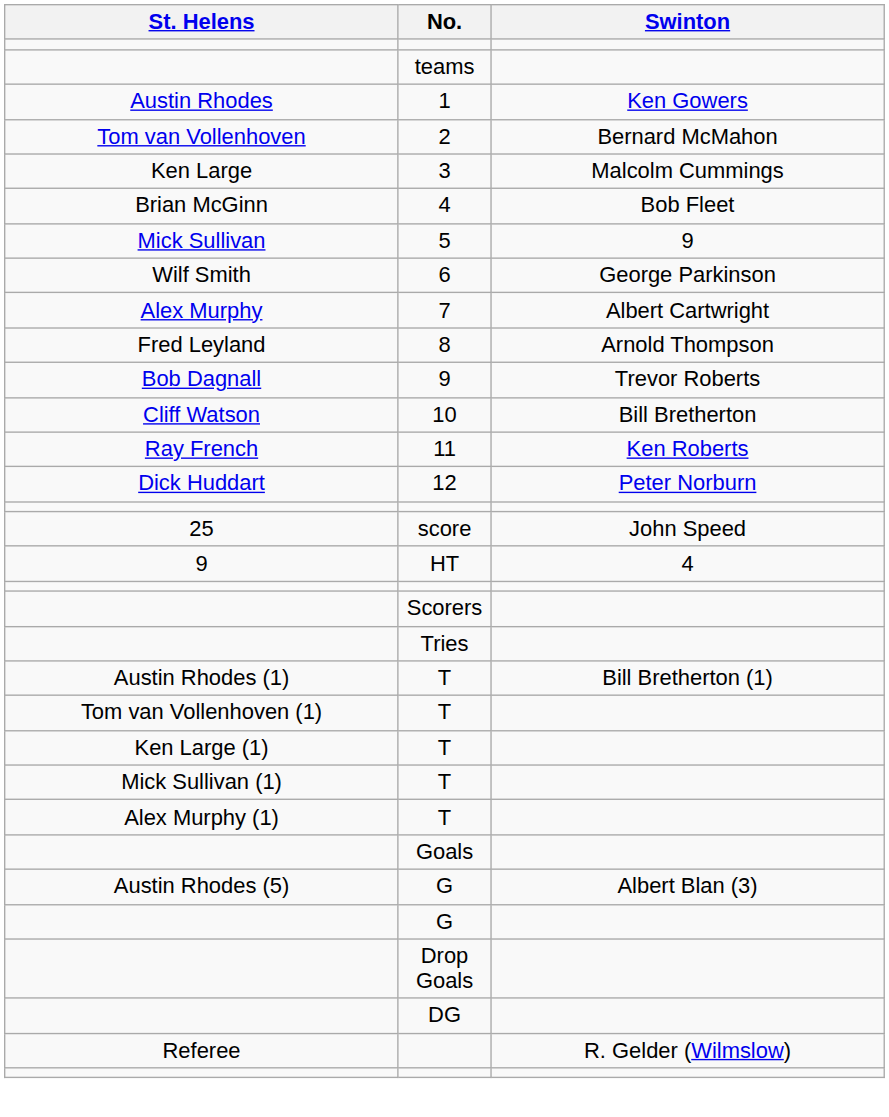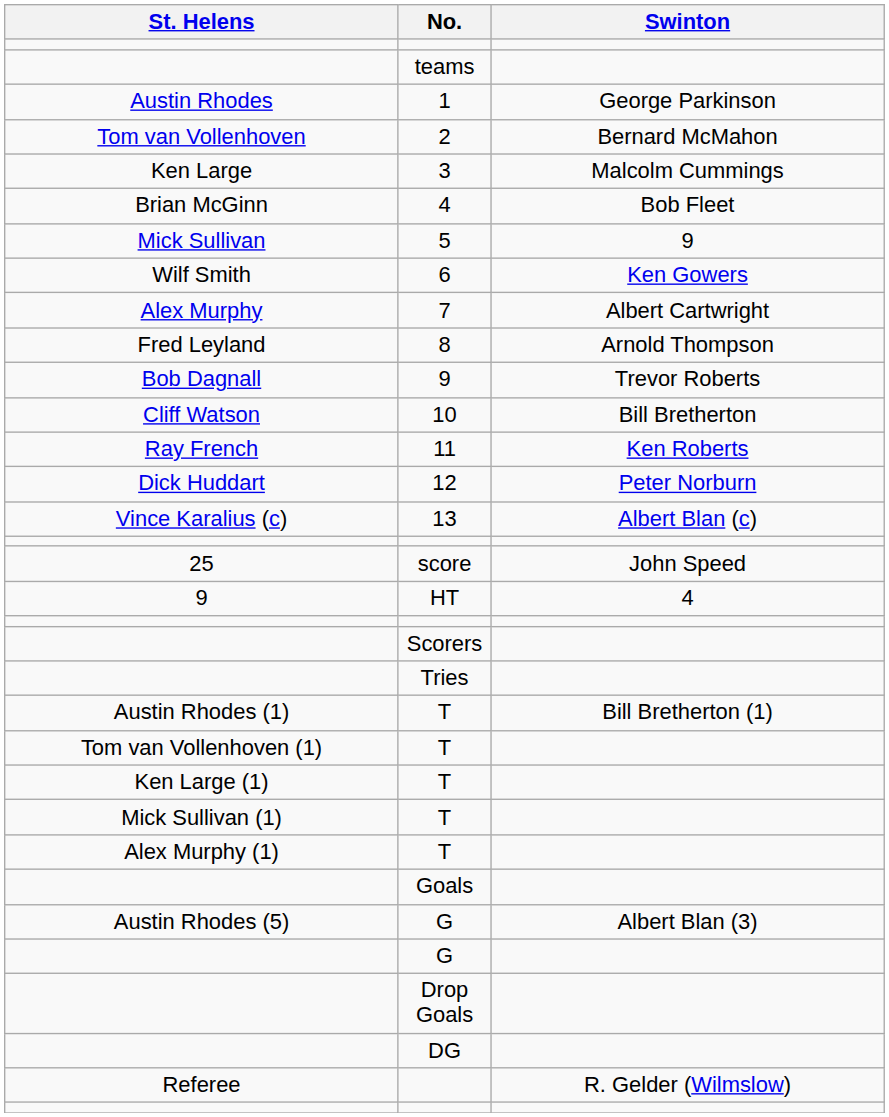(688, 101) Ken Gowers -> (688, 101) George Parkinson
(688, 275) George Parkinson -> (688, 275) Ken Gowers
+ row: (202, 518)
